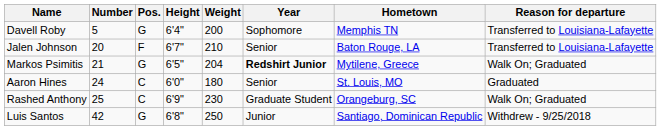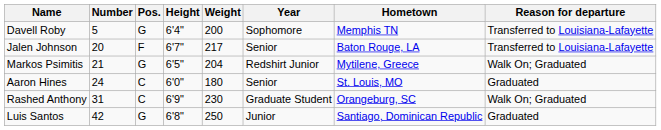(214, 47) 210 -> (214, 47) 217
(286, 64) bold -> (282, 64) normal
(98, 99) 25 -> (98, 99) 31
(539, 116) Withdrew - 9/25/2018 -> (513, 116) Graduated
